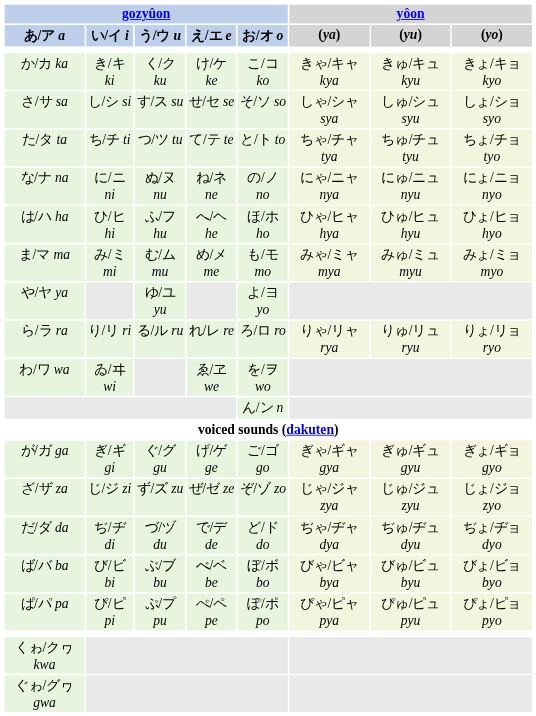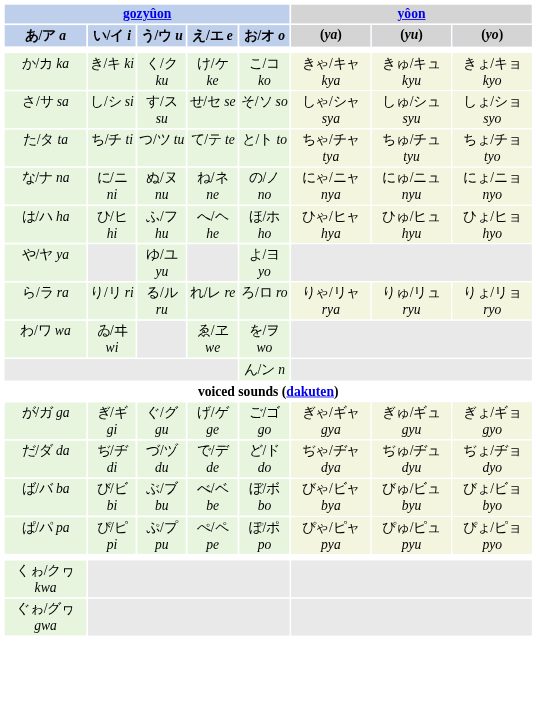- row: (44, 254)
- row: (44, 489)
